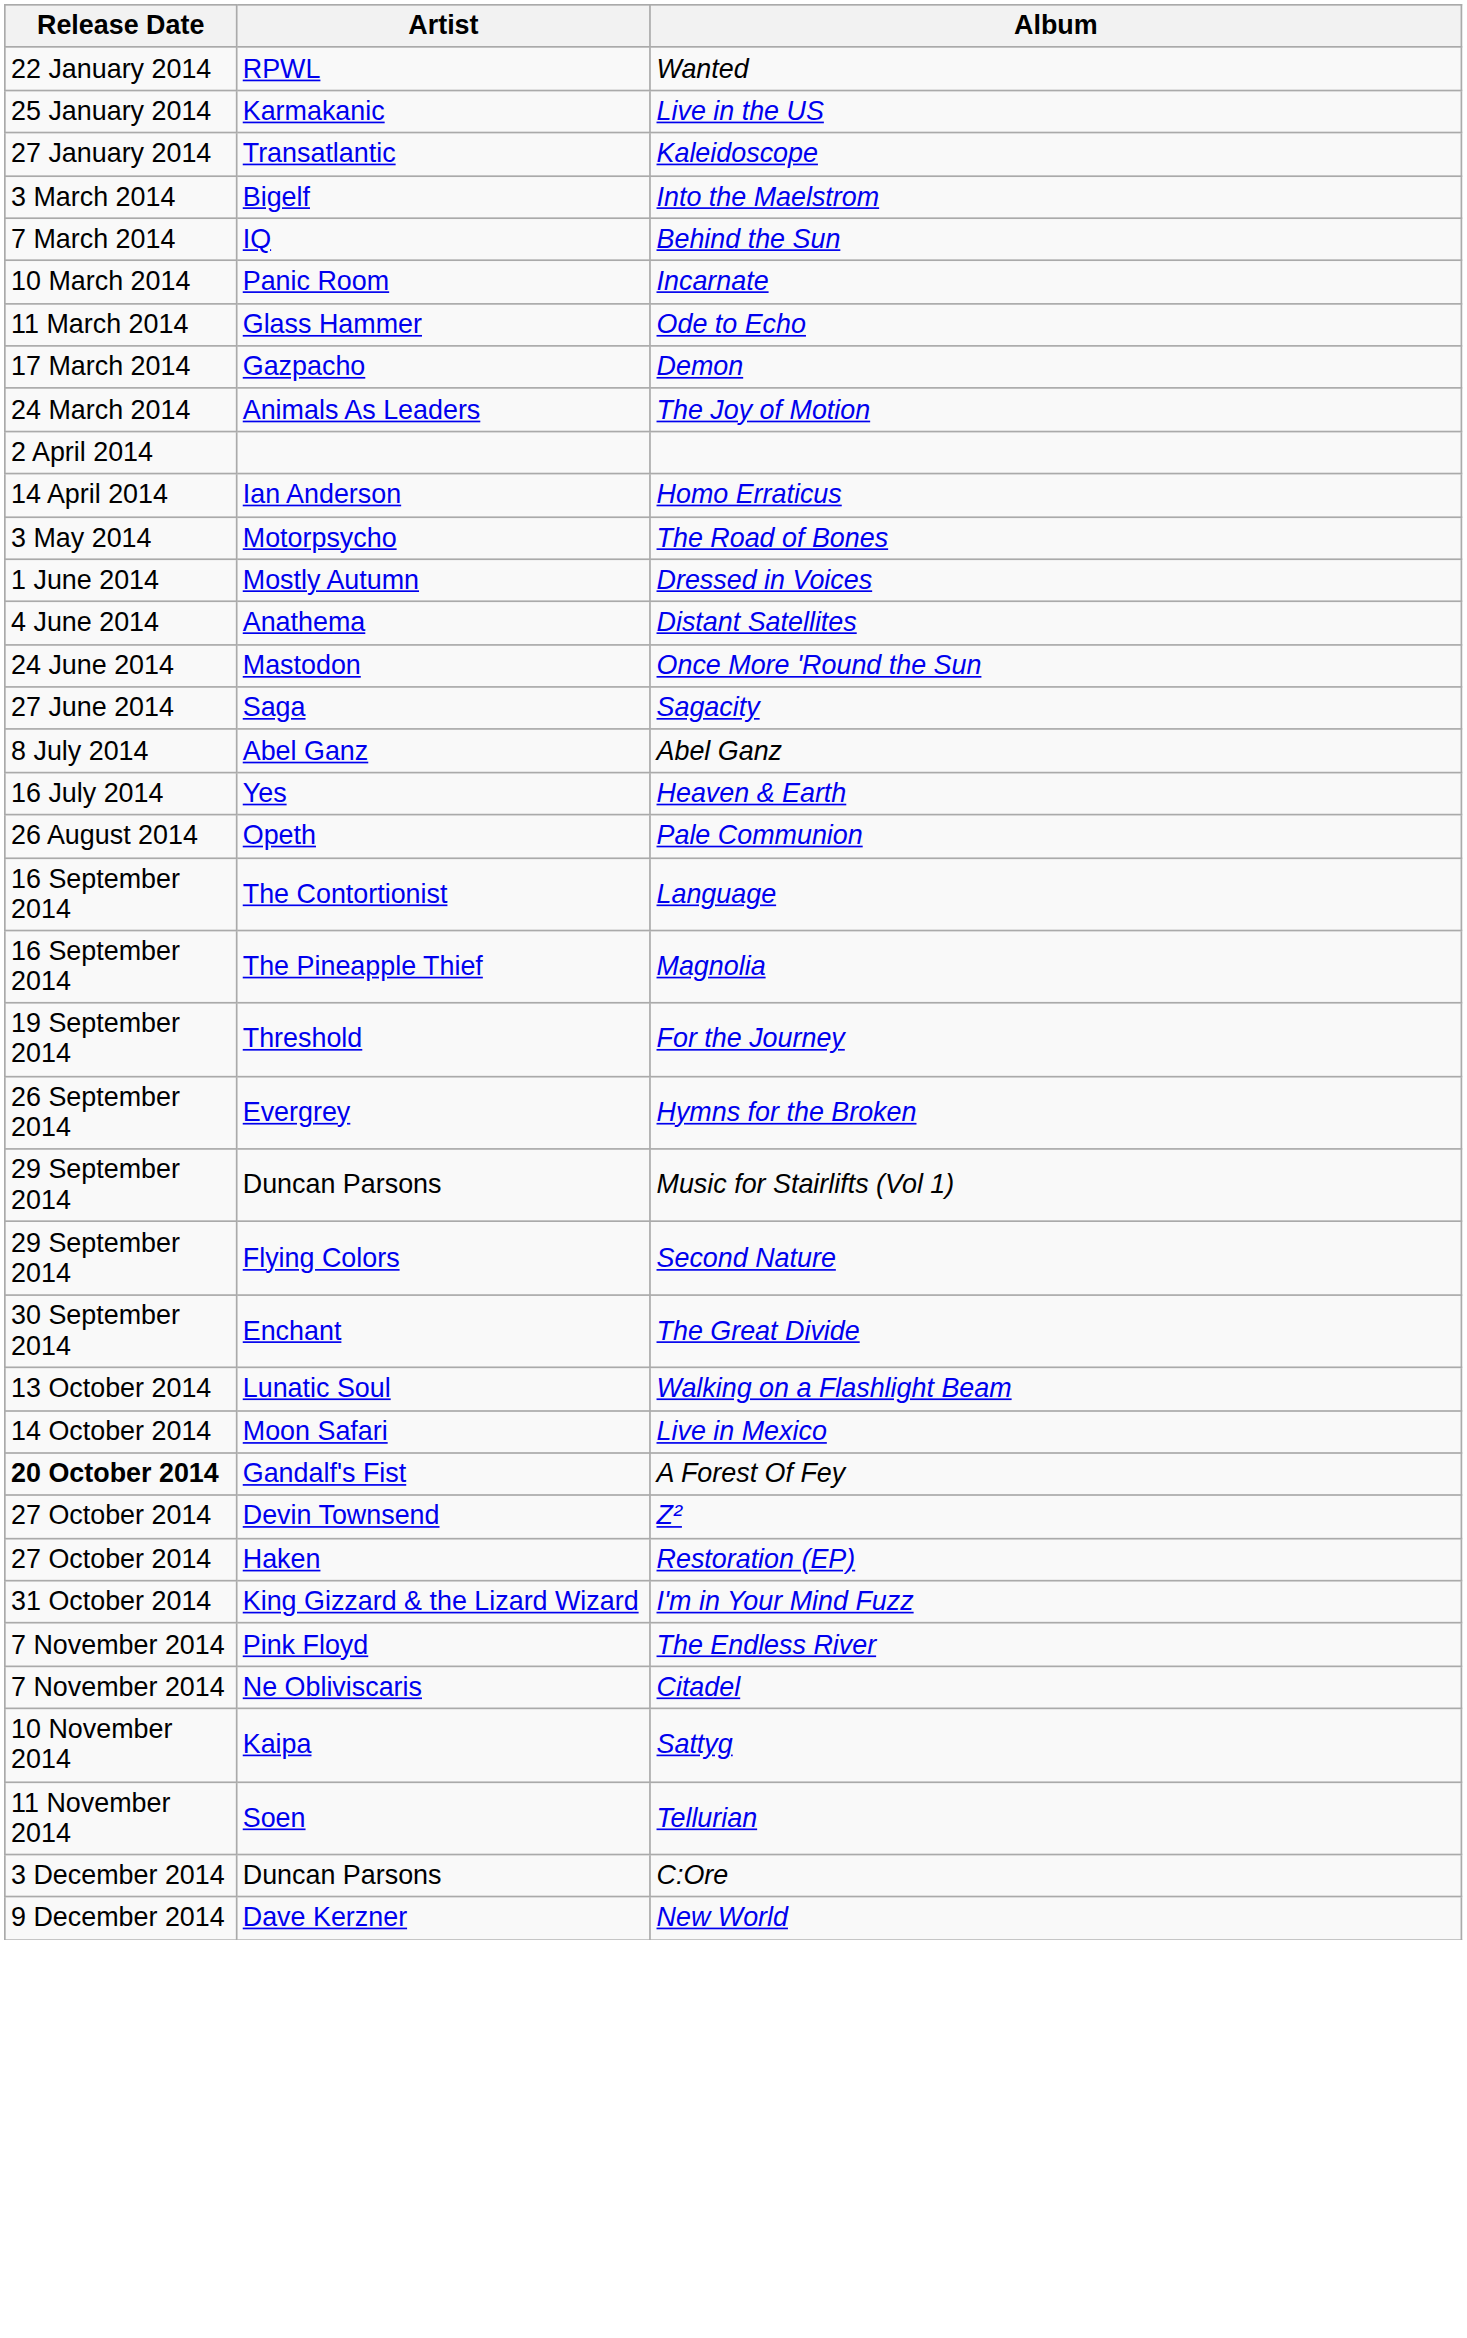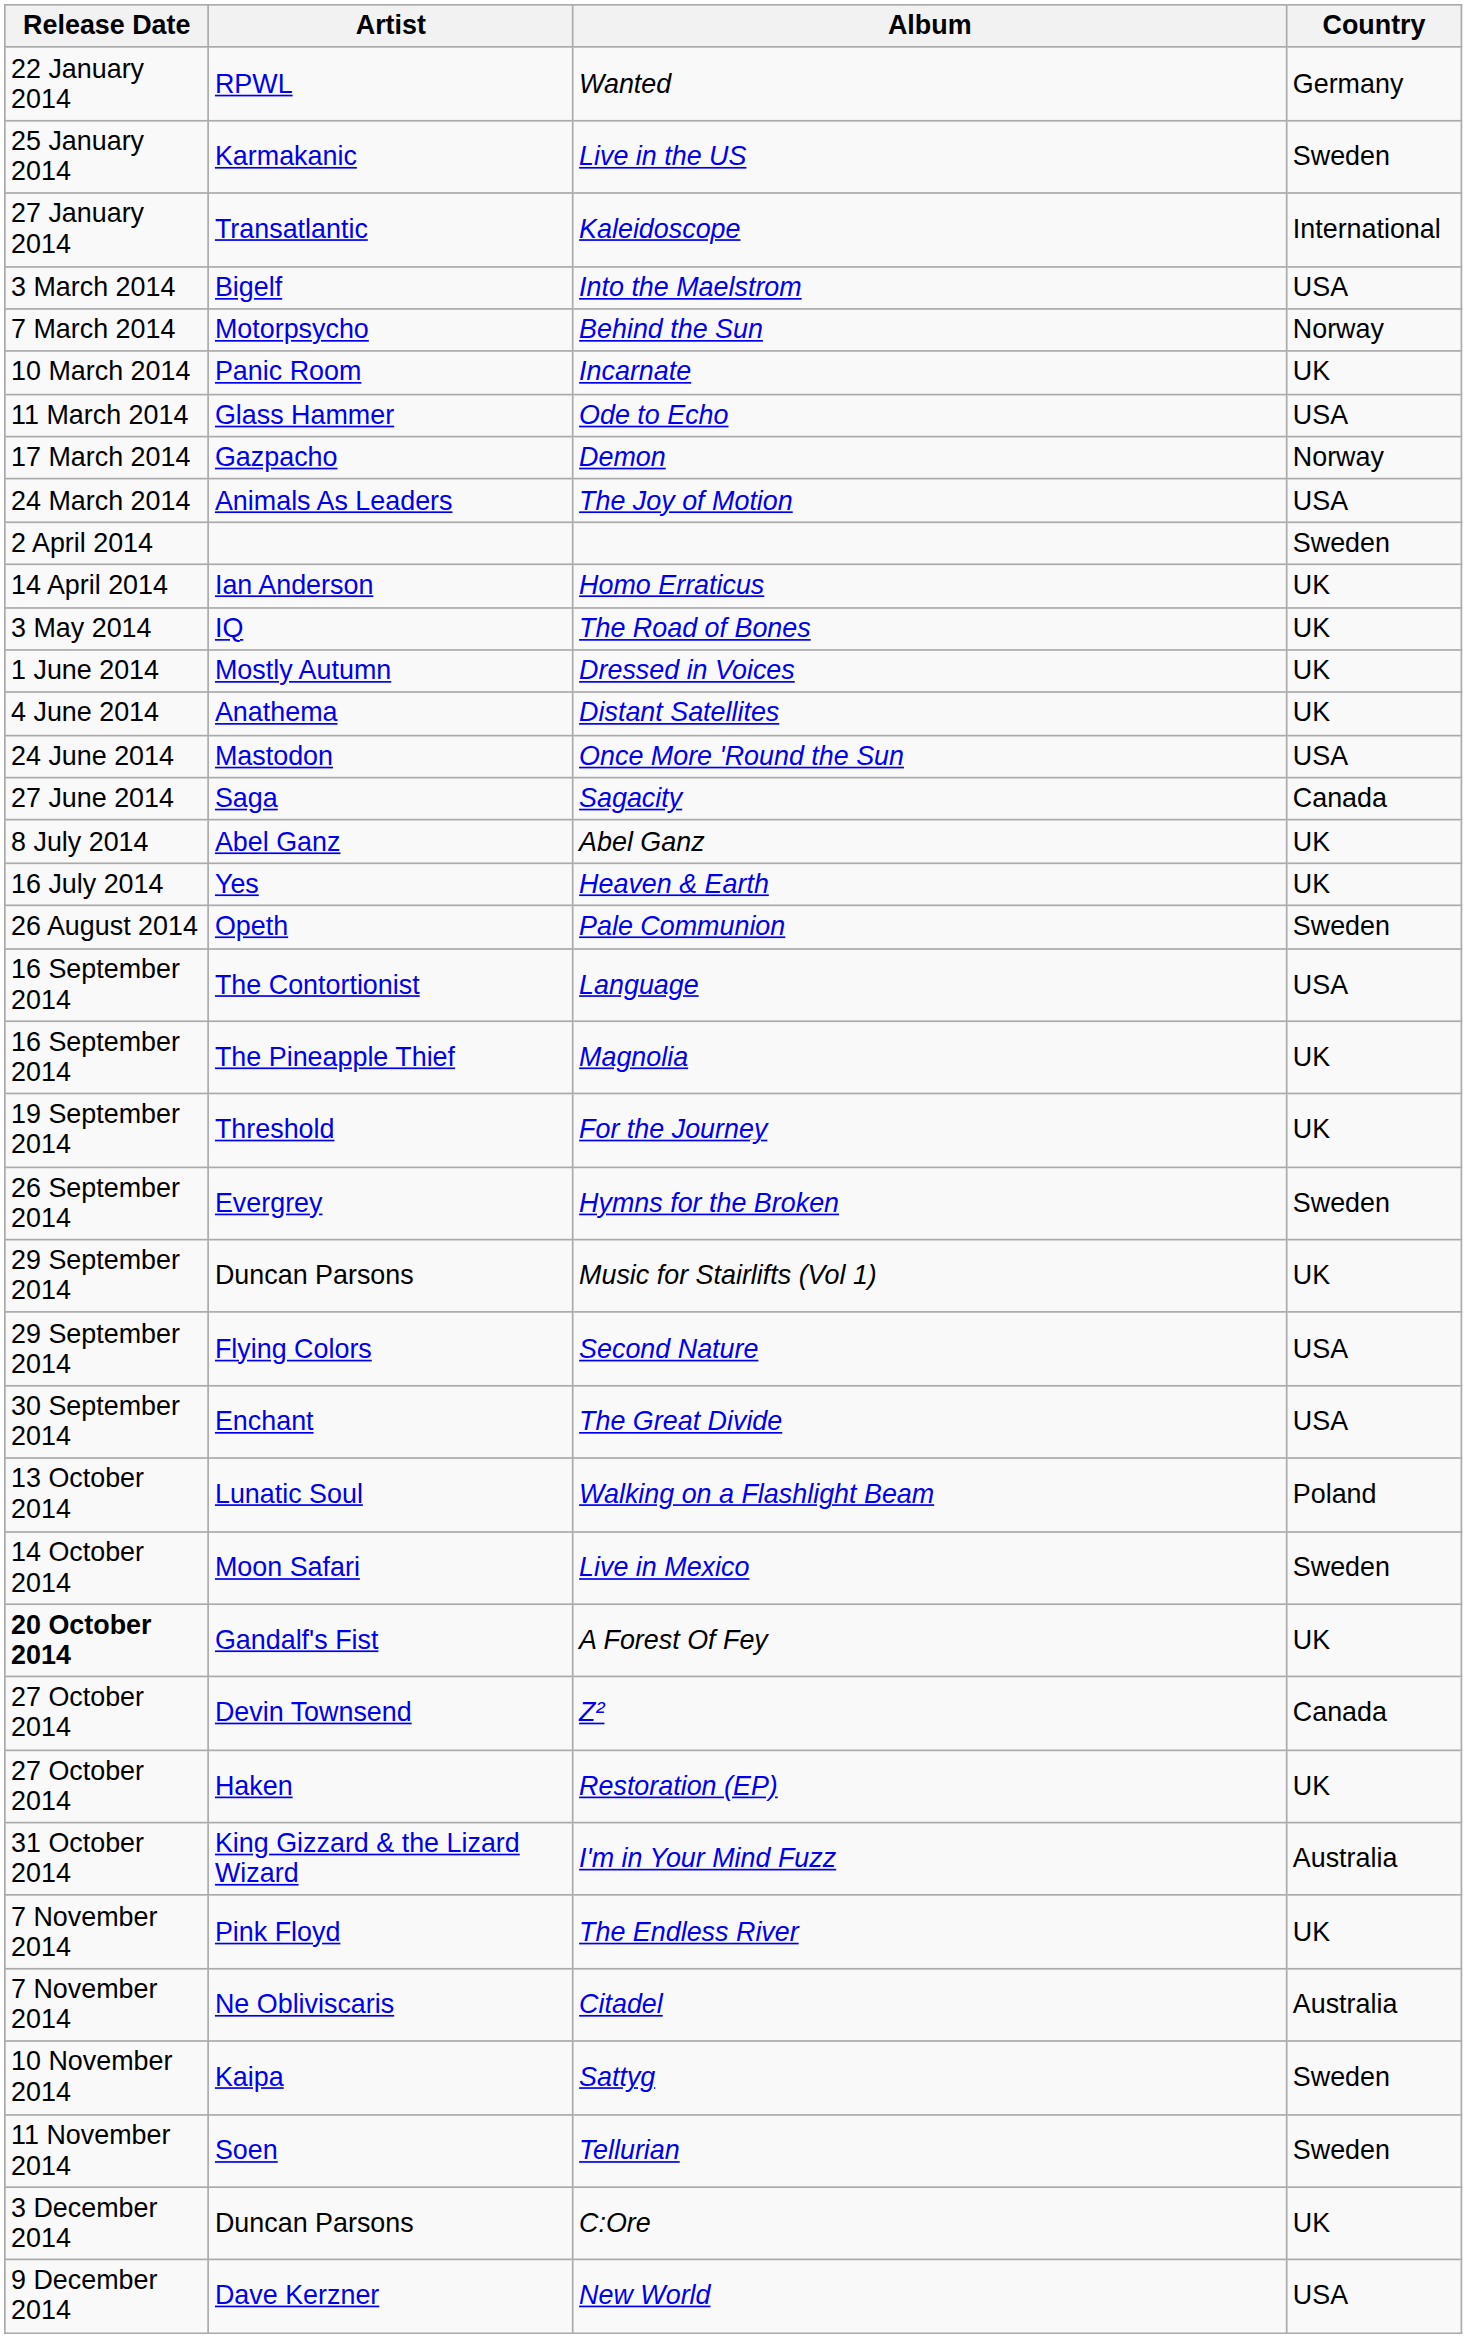+ column: (1374, 25)
(257, 238) IQ -> (292, 329) Motorpsycho
(320, 537) Motorpsycho -> (229, 628) IQ
